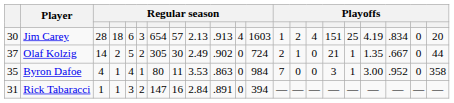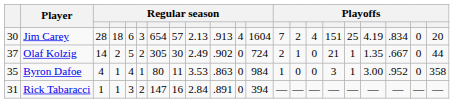(260, 36) 1603 -> (260, 36) 1604
(282, 36) 1 -> (282, 36) 7
(282, 71) 7 -> (282, 71) 1
